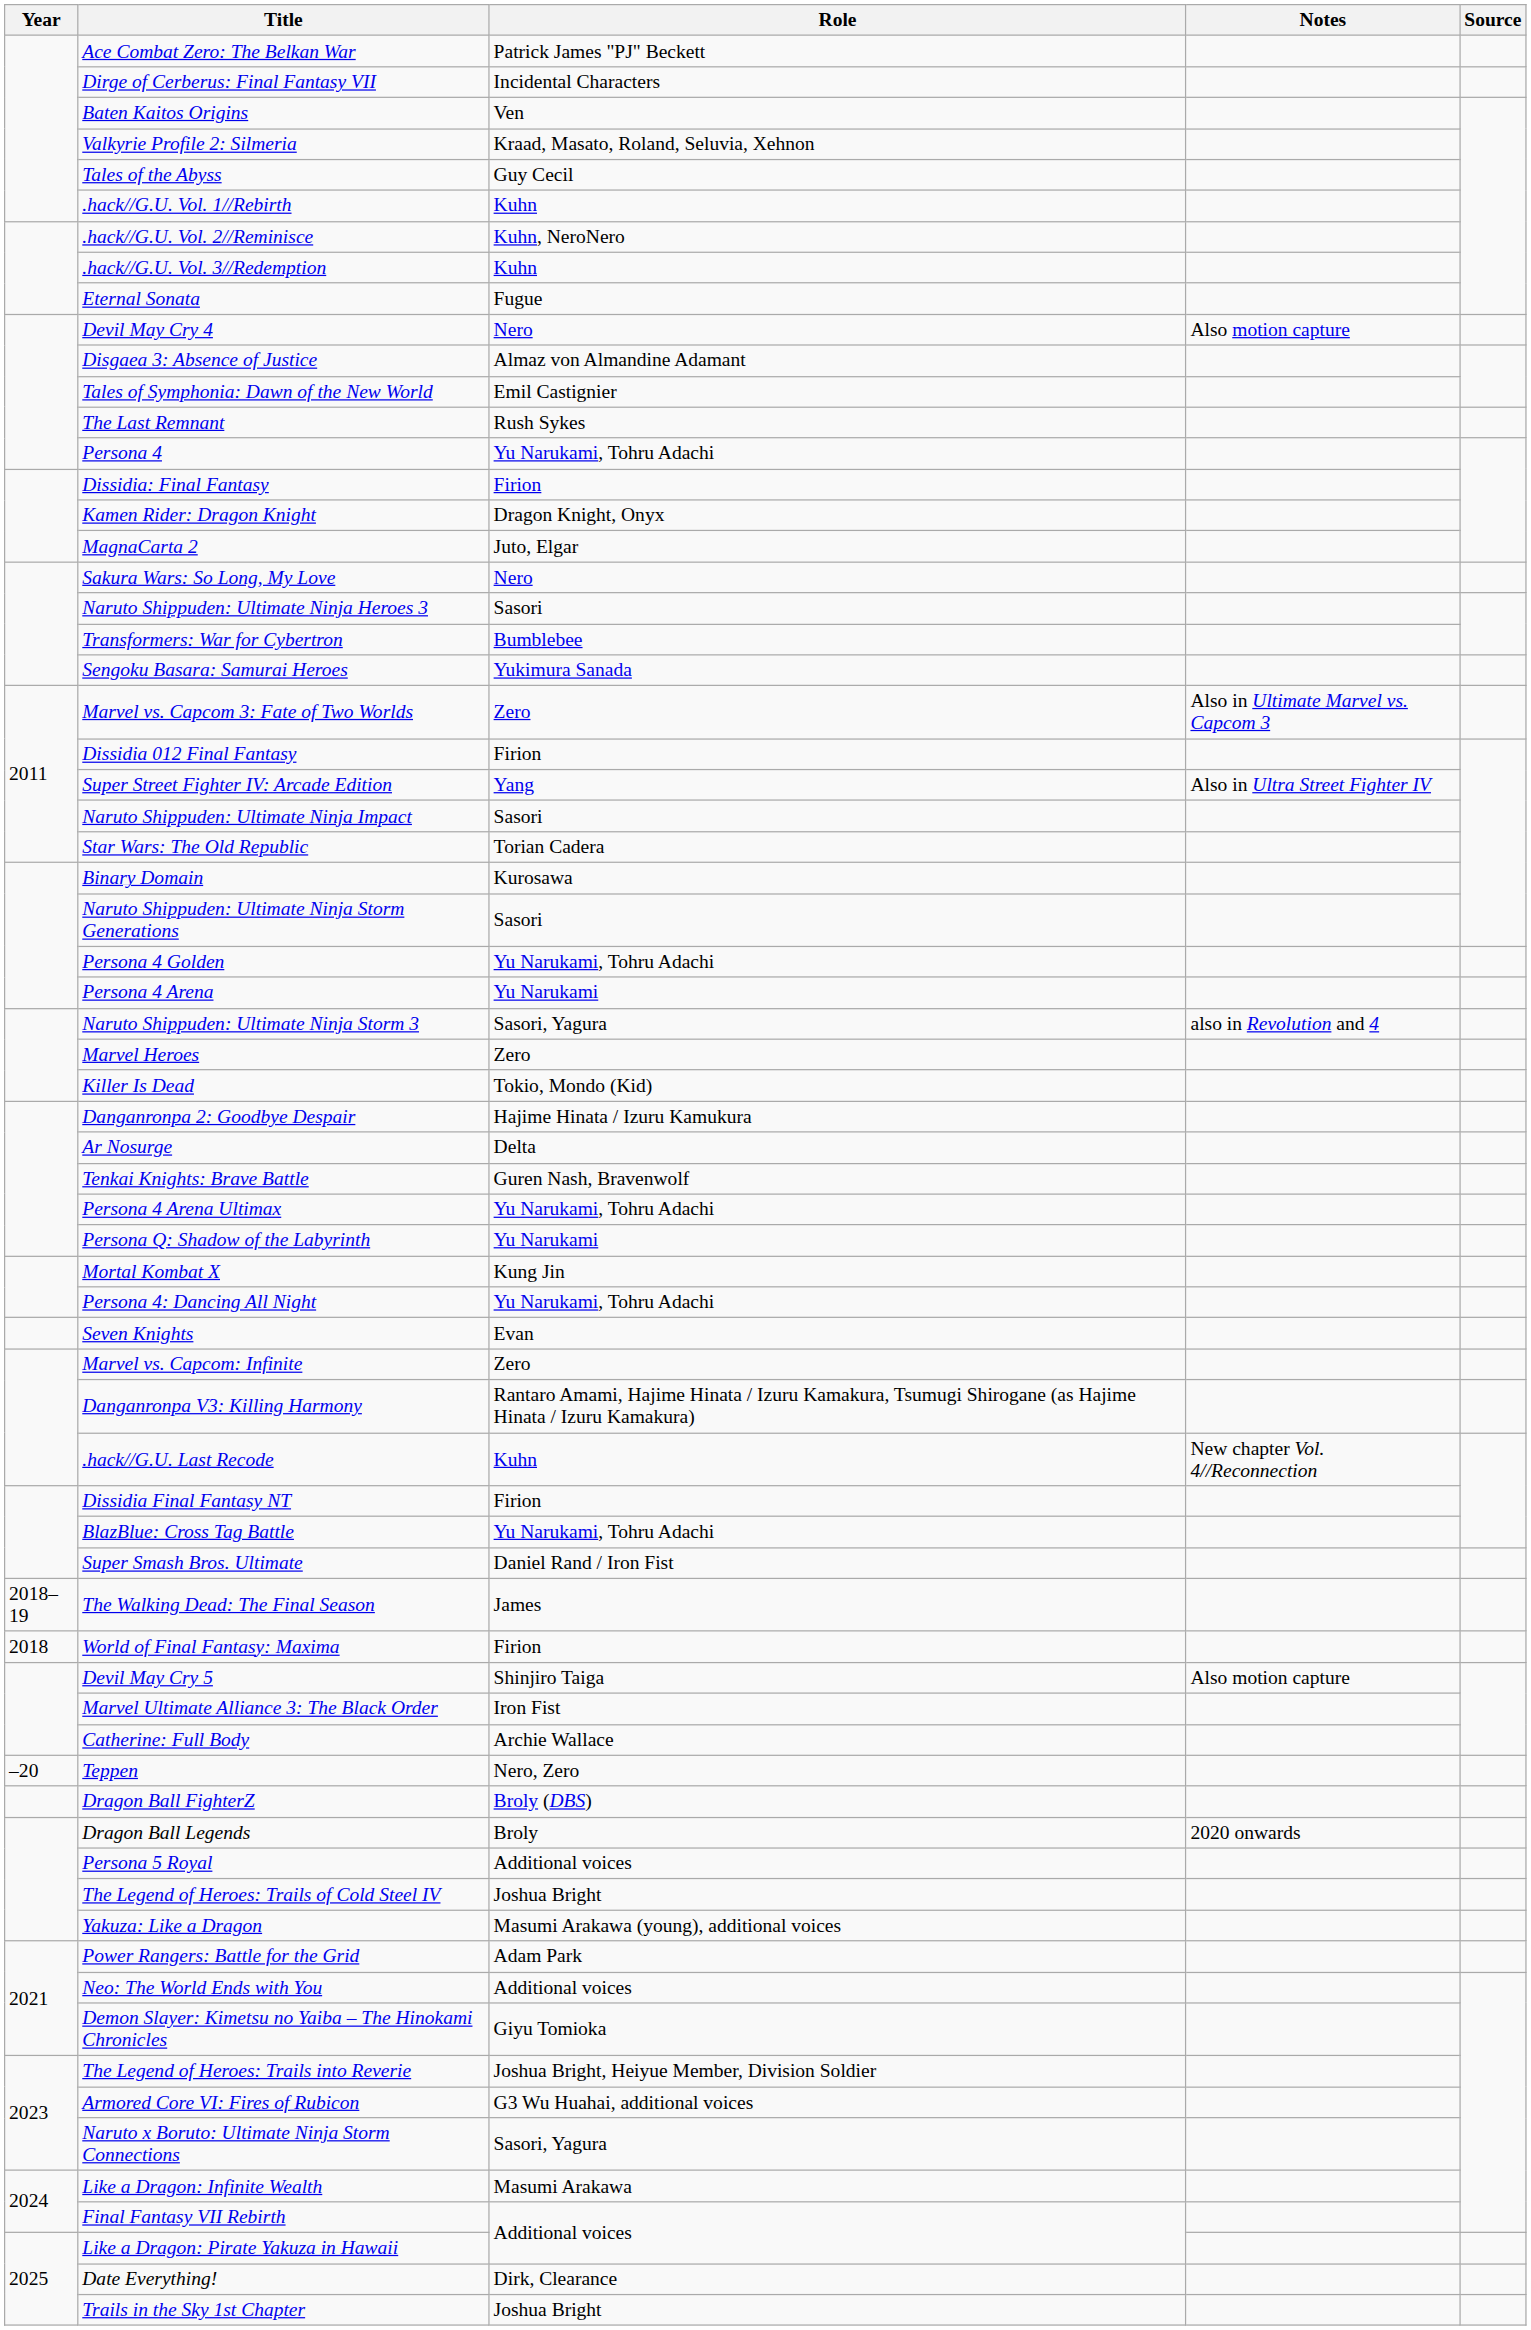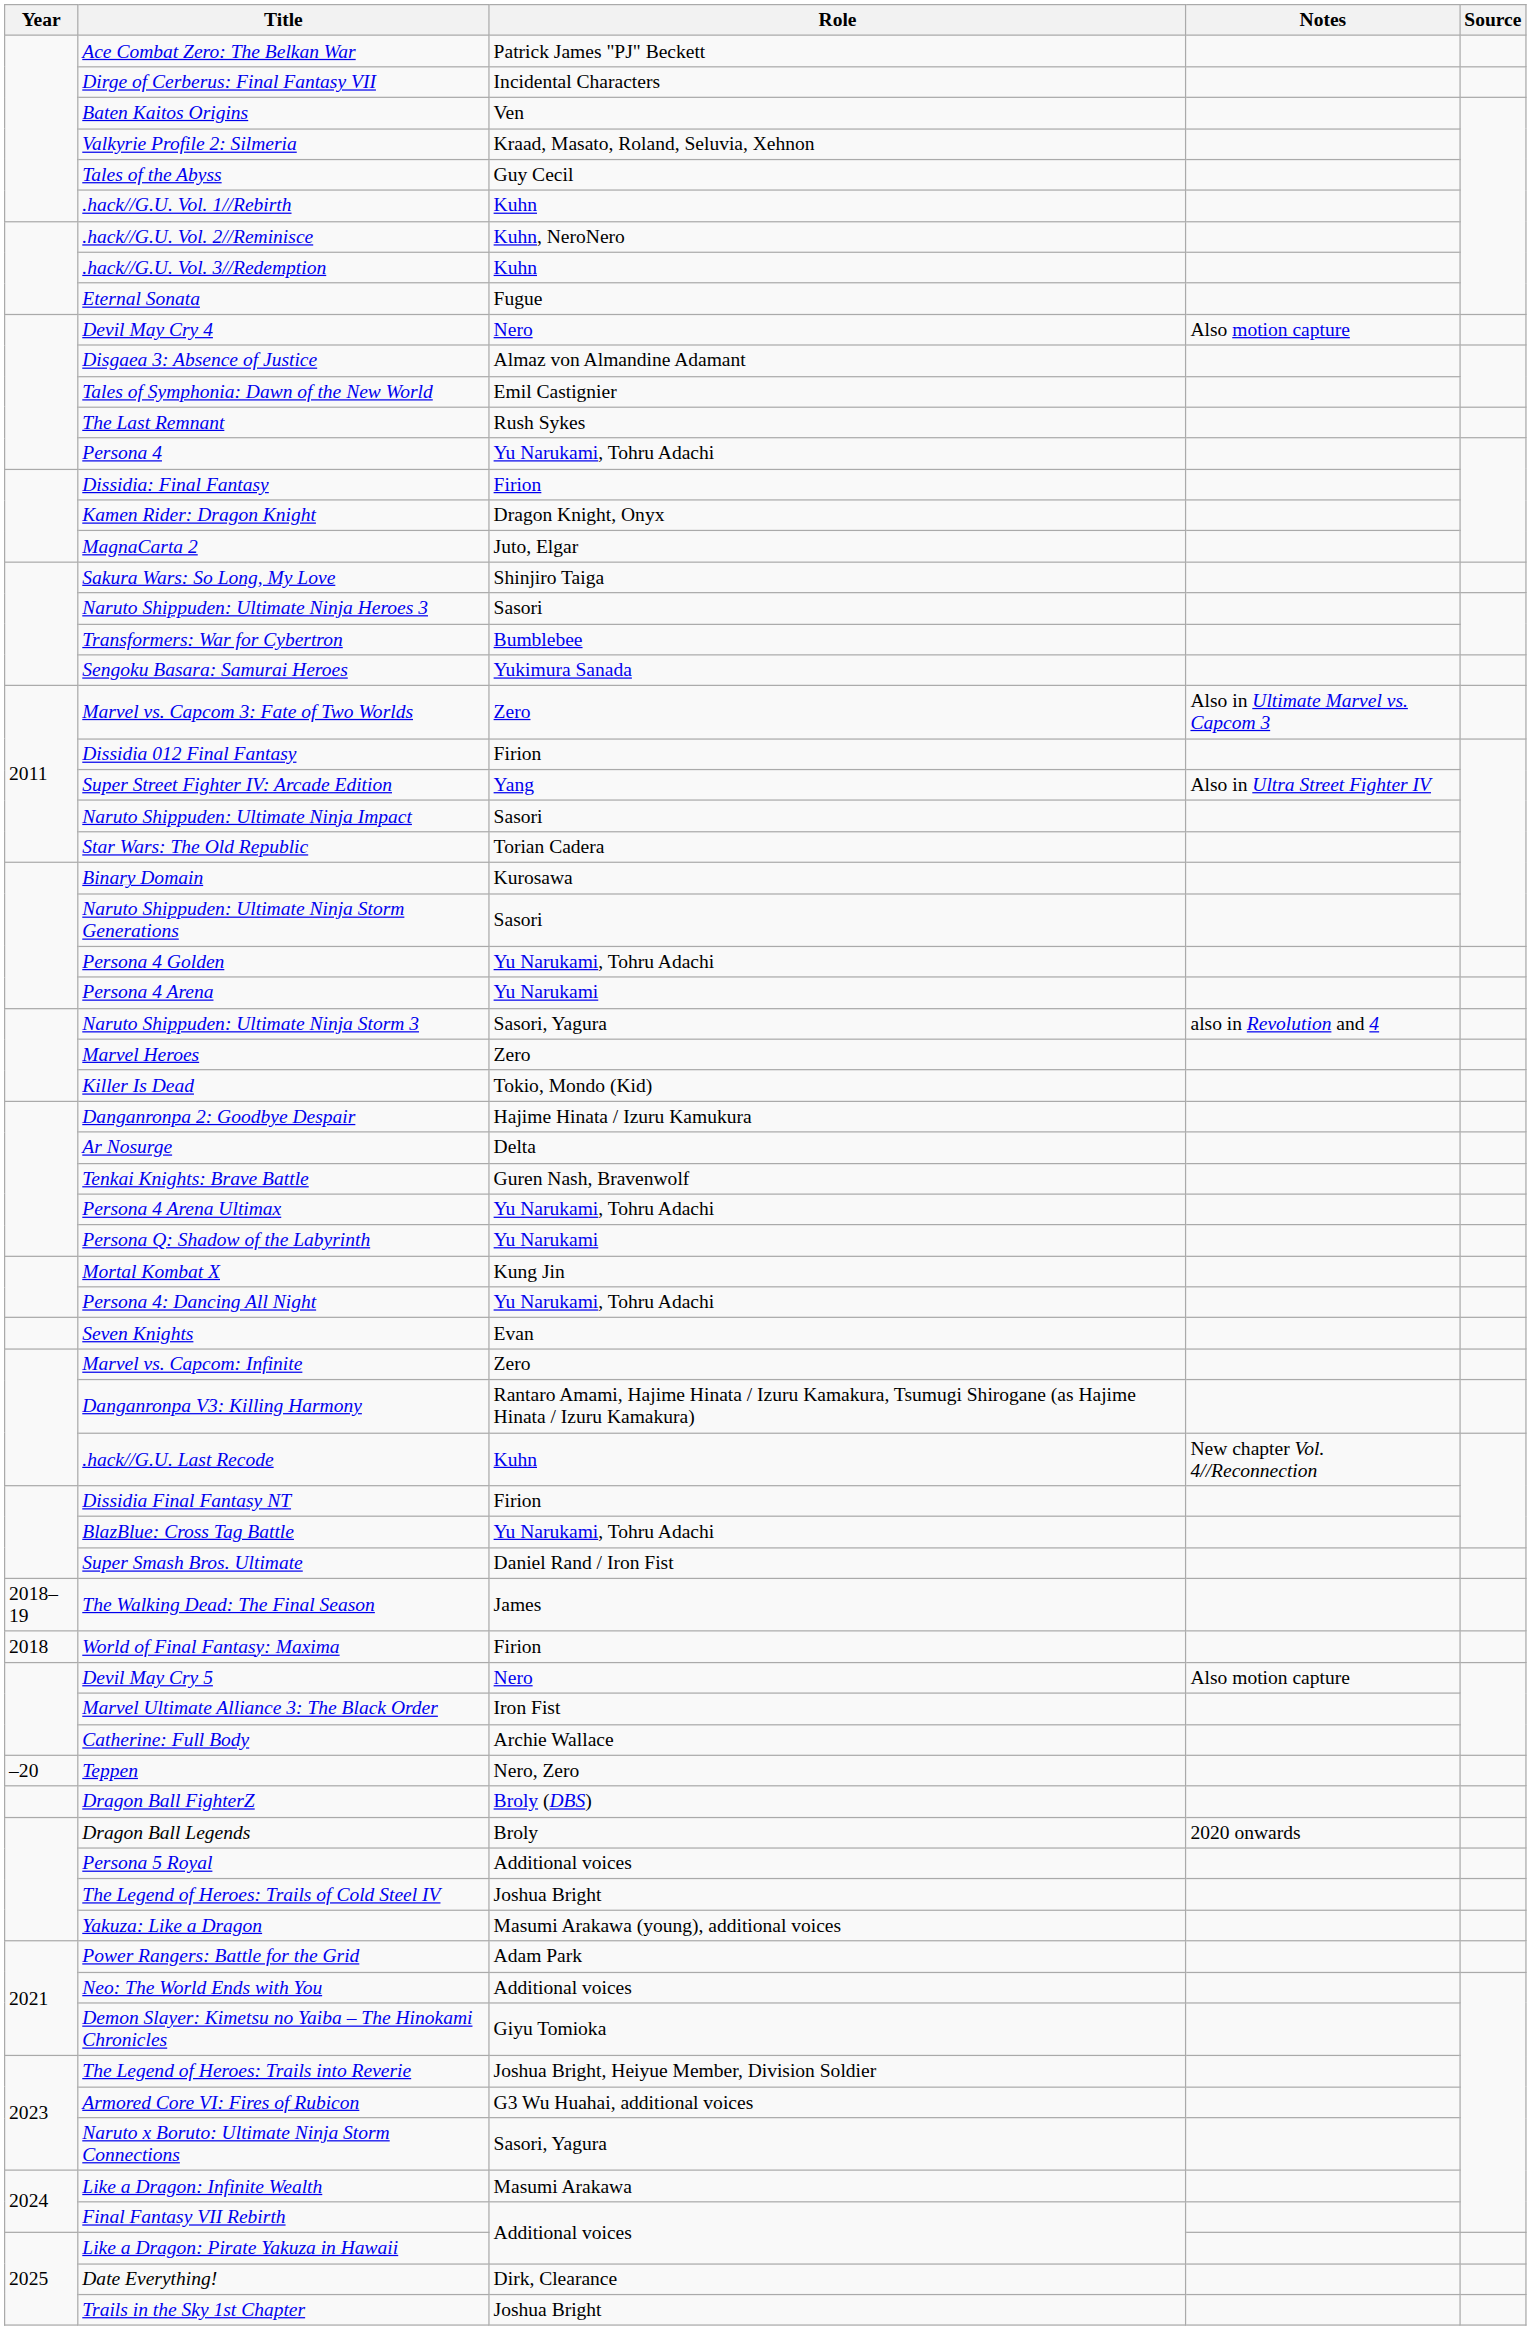(513, 577) Nero -> (549, 577) Shinjiro Taiga
(549, 1677) Shinjiro Taiga -> (513, 1677) Nero
